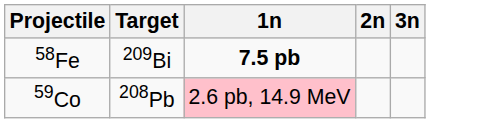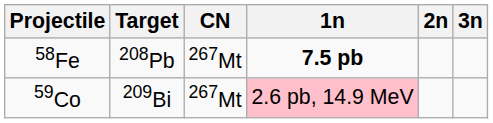+ column: (215, 21)
(147, 58) 209Bi -> (147, 58) 208Pb
(147, 97) 208Pb -> (147, 97) 209Bi
